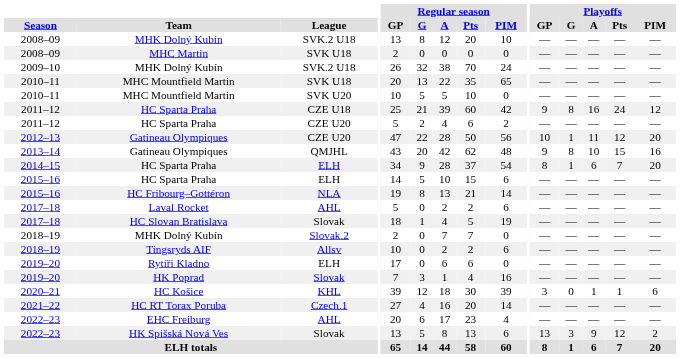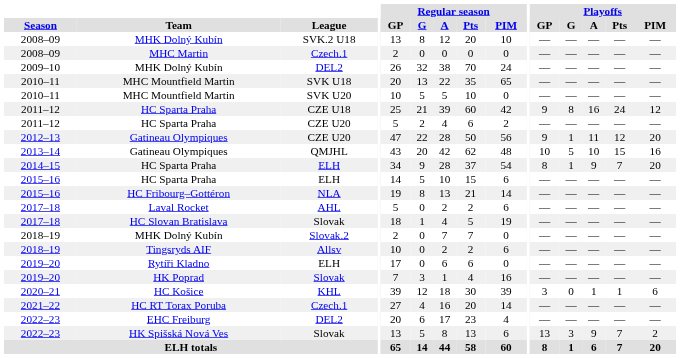(329, 53) SVK U18 -> (329, 53) Czech.1
(329, 67) SVK.2 U18 -> (329, 67) DEL2
(545, 137) 10 -> (545, 137) 9
(545, 151) 9 -> (545, 151) 10
(571, 151) 8 -> (571, 151) 5
(594, 165) 6 -> (594, 165) 9
(329, 319) AHL -> (329, 319) DEL2
(620, 333) 12 -> (620, 333) 7
